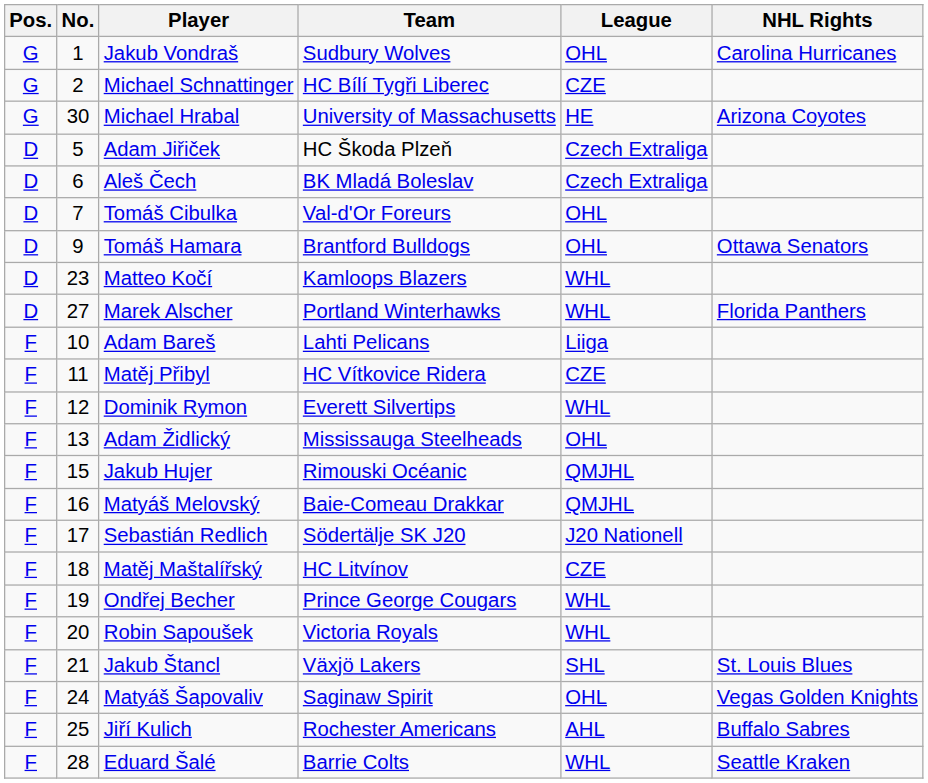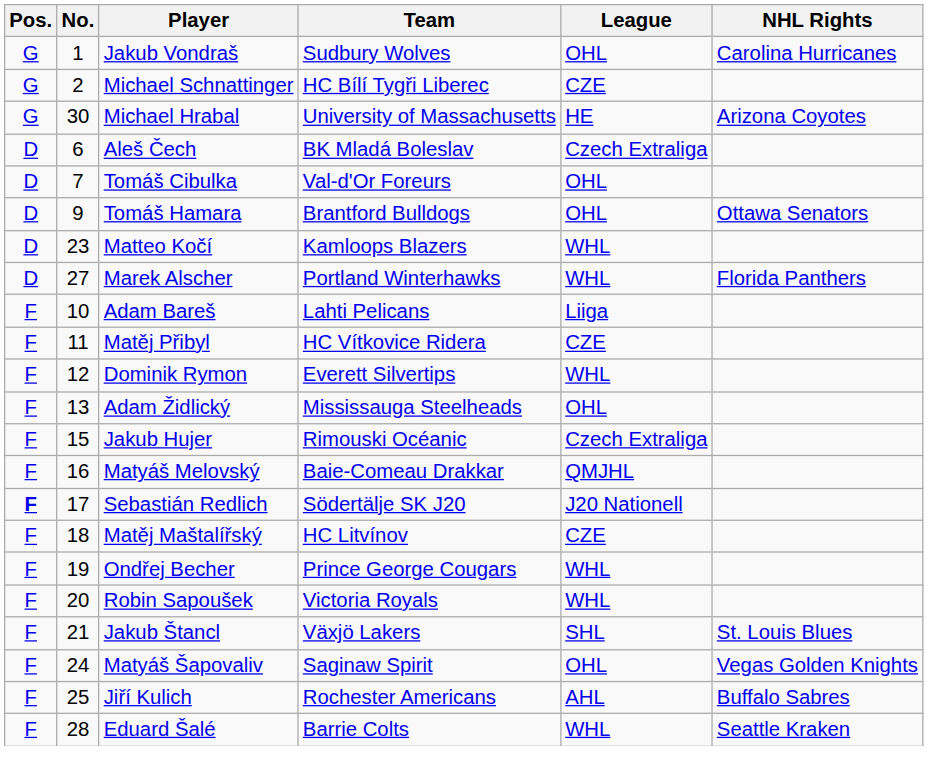- row: (162, 149)
(600, 471) QMJHL -> (636, 439) Czech Extraliga
(31, 536) normal -> (31, 504) bold
